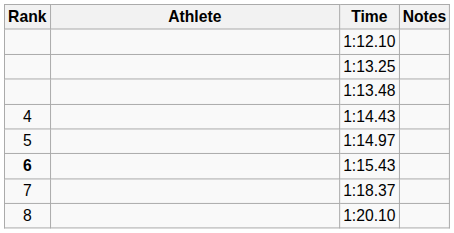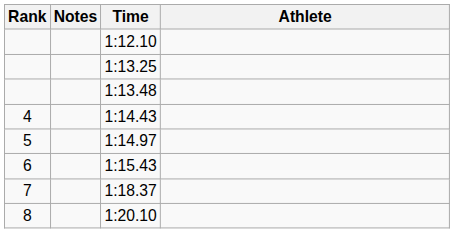columns swapped: (195, 16) <-> (424, 16)
(27, 166) bold -> (27, 166) normal
